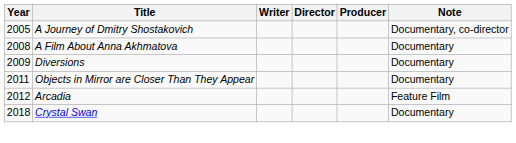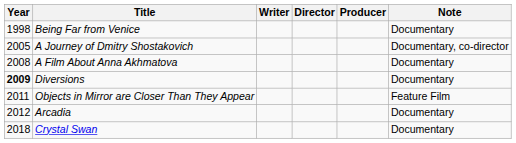+ row: (87, 29)
(19, 63) normal -> (19, 79) bold
(422, 79) Documentary -> (421, 96) Feature Film
(421, 96) Feature Film -> (422, 113) Documentary
